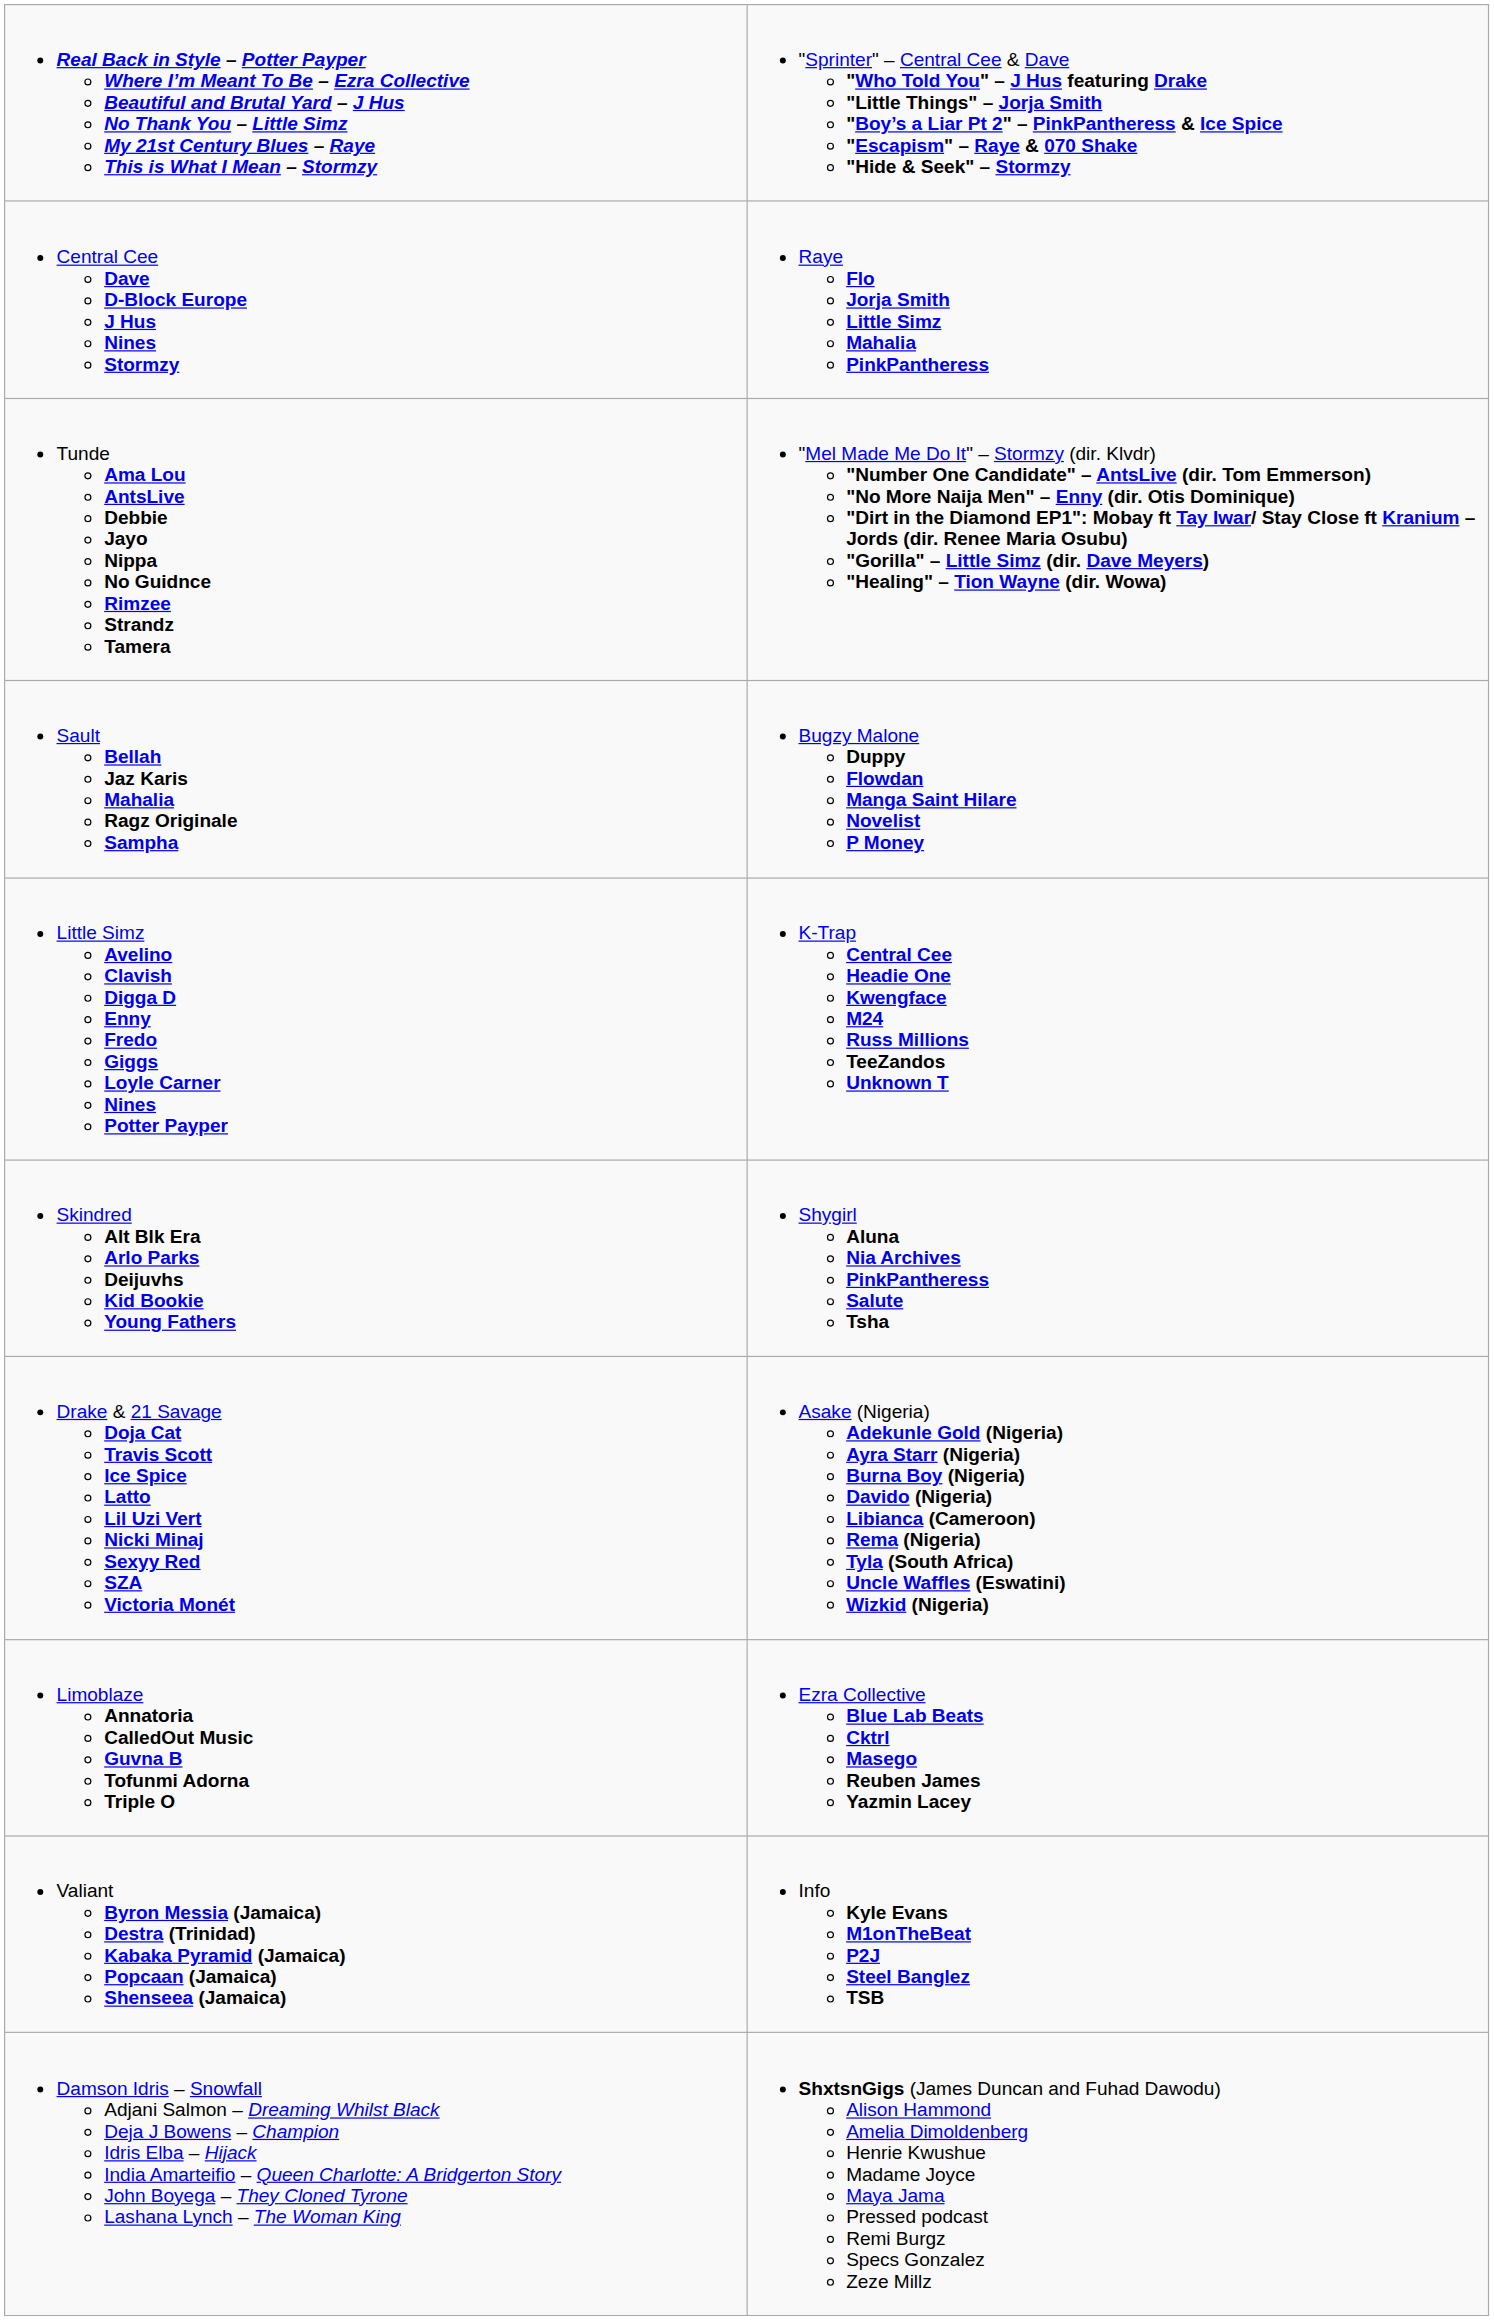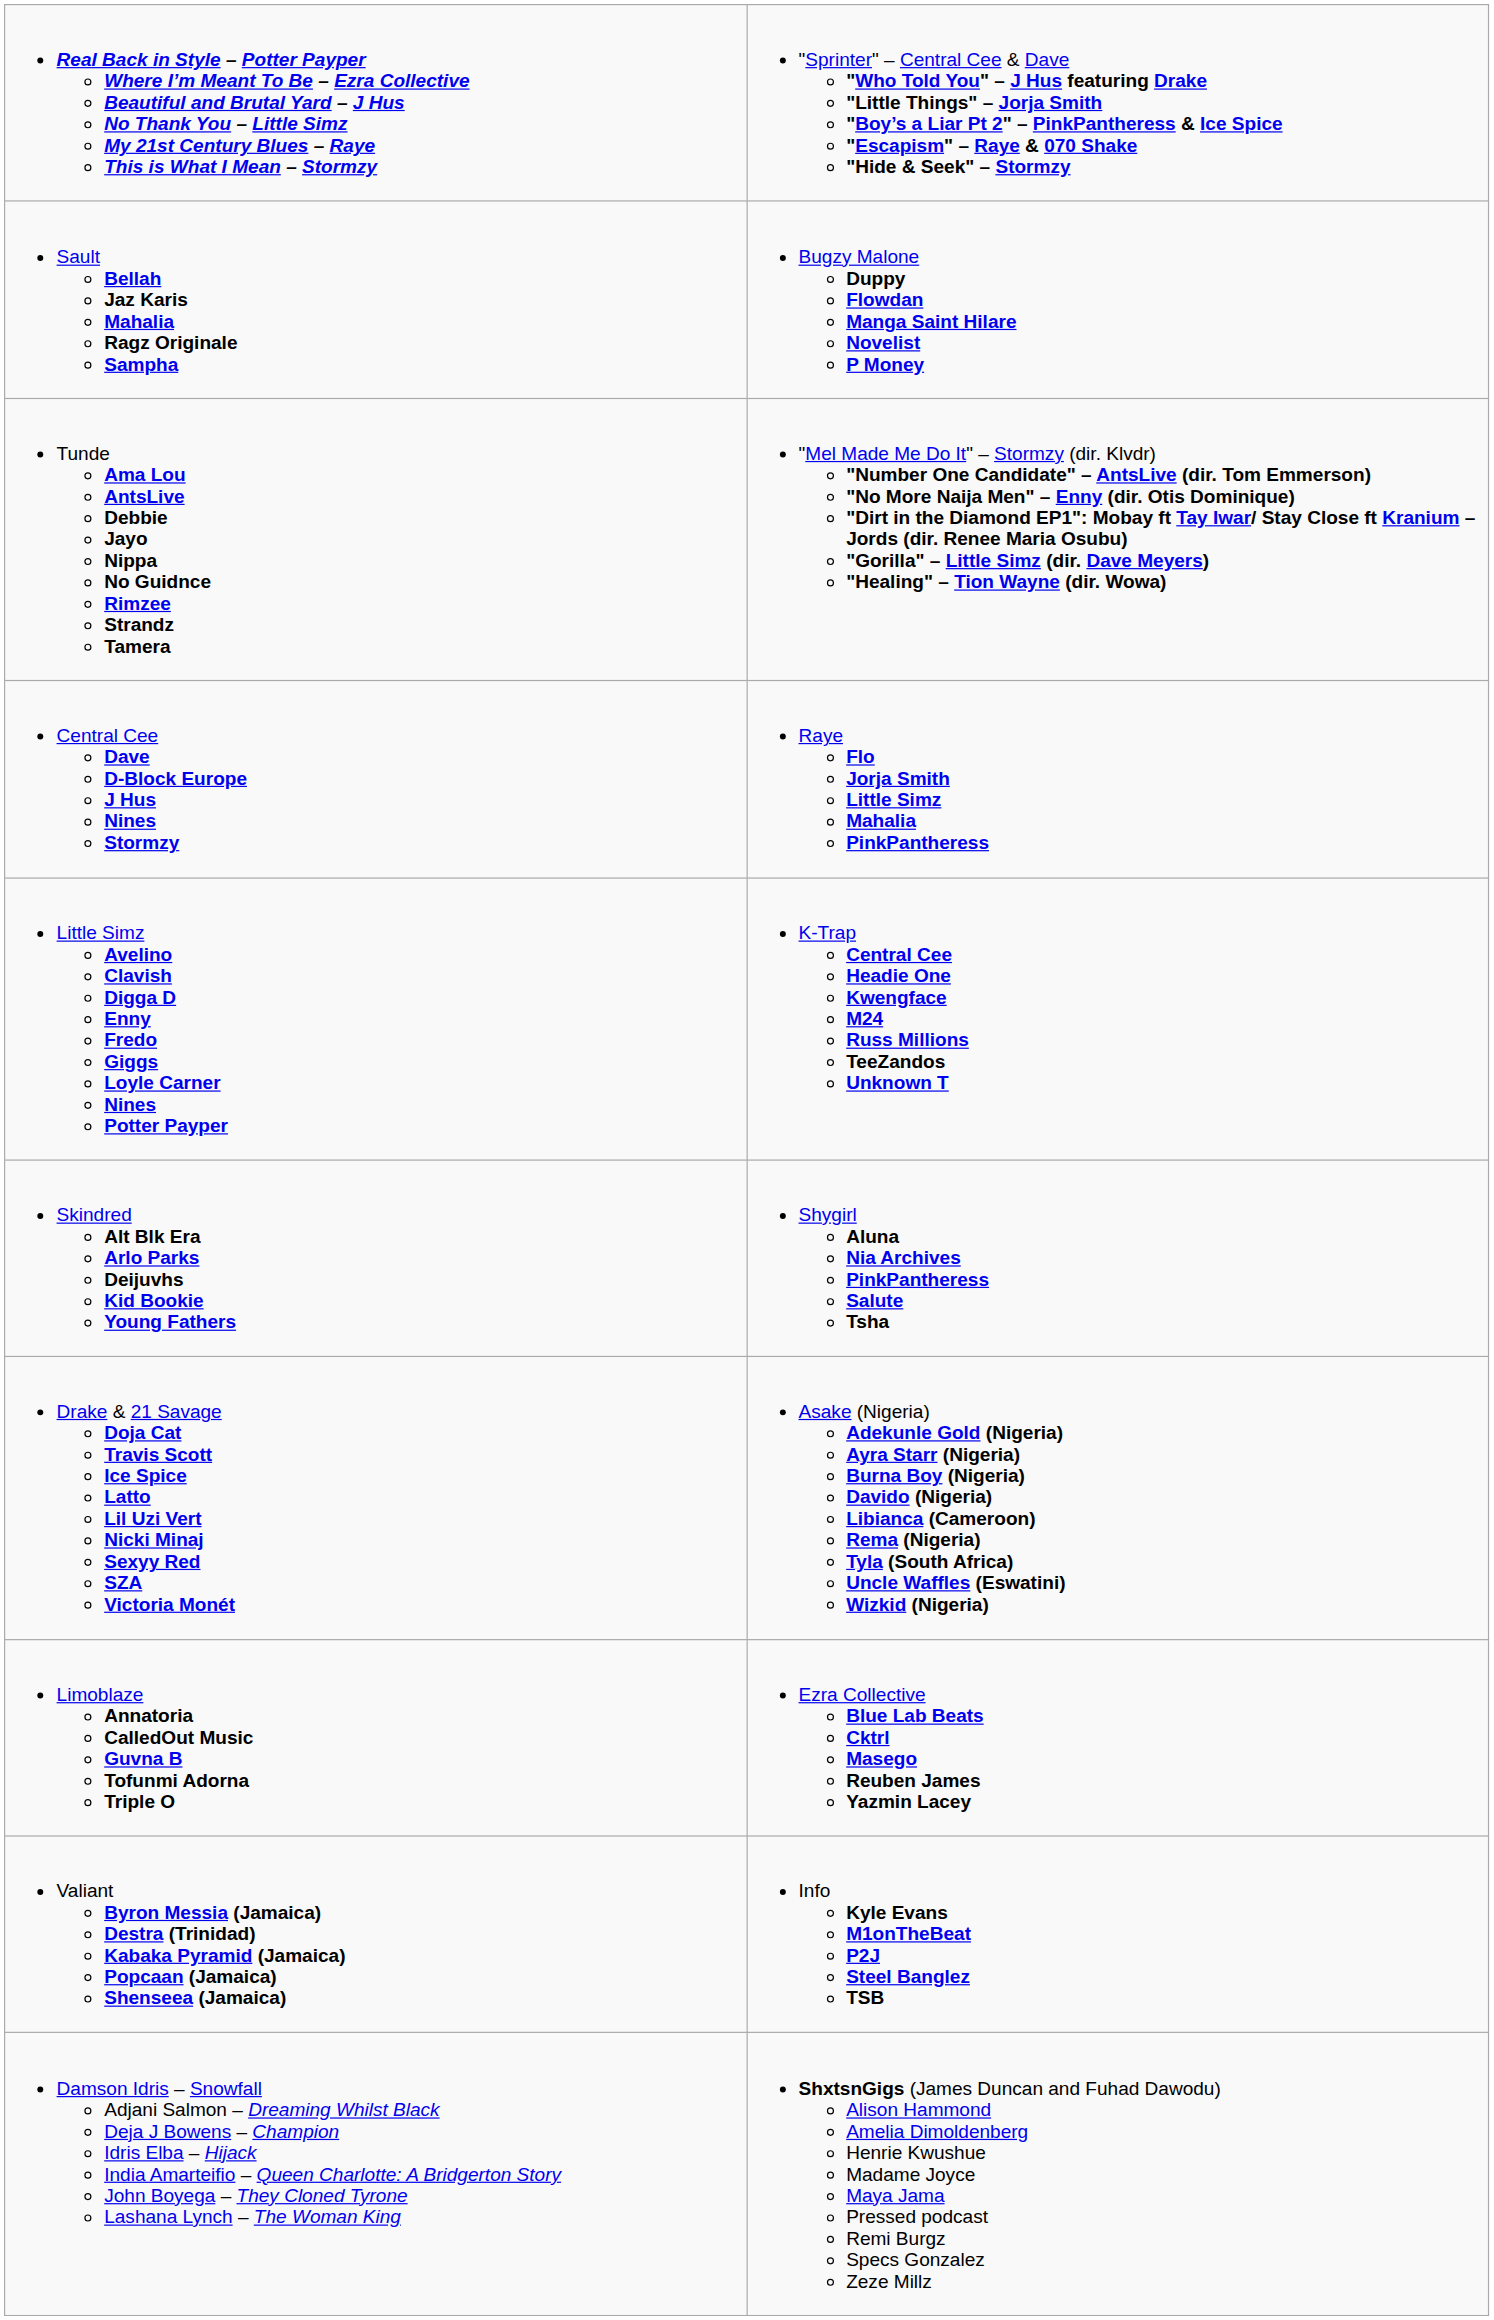rows swapped: (376, 310) <-> (376, 790)
